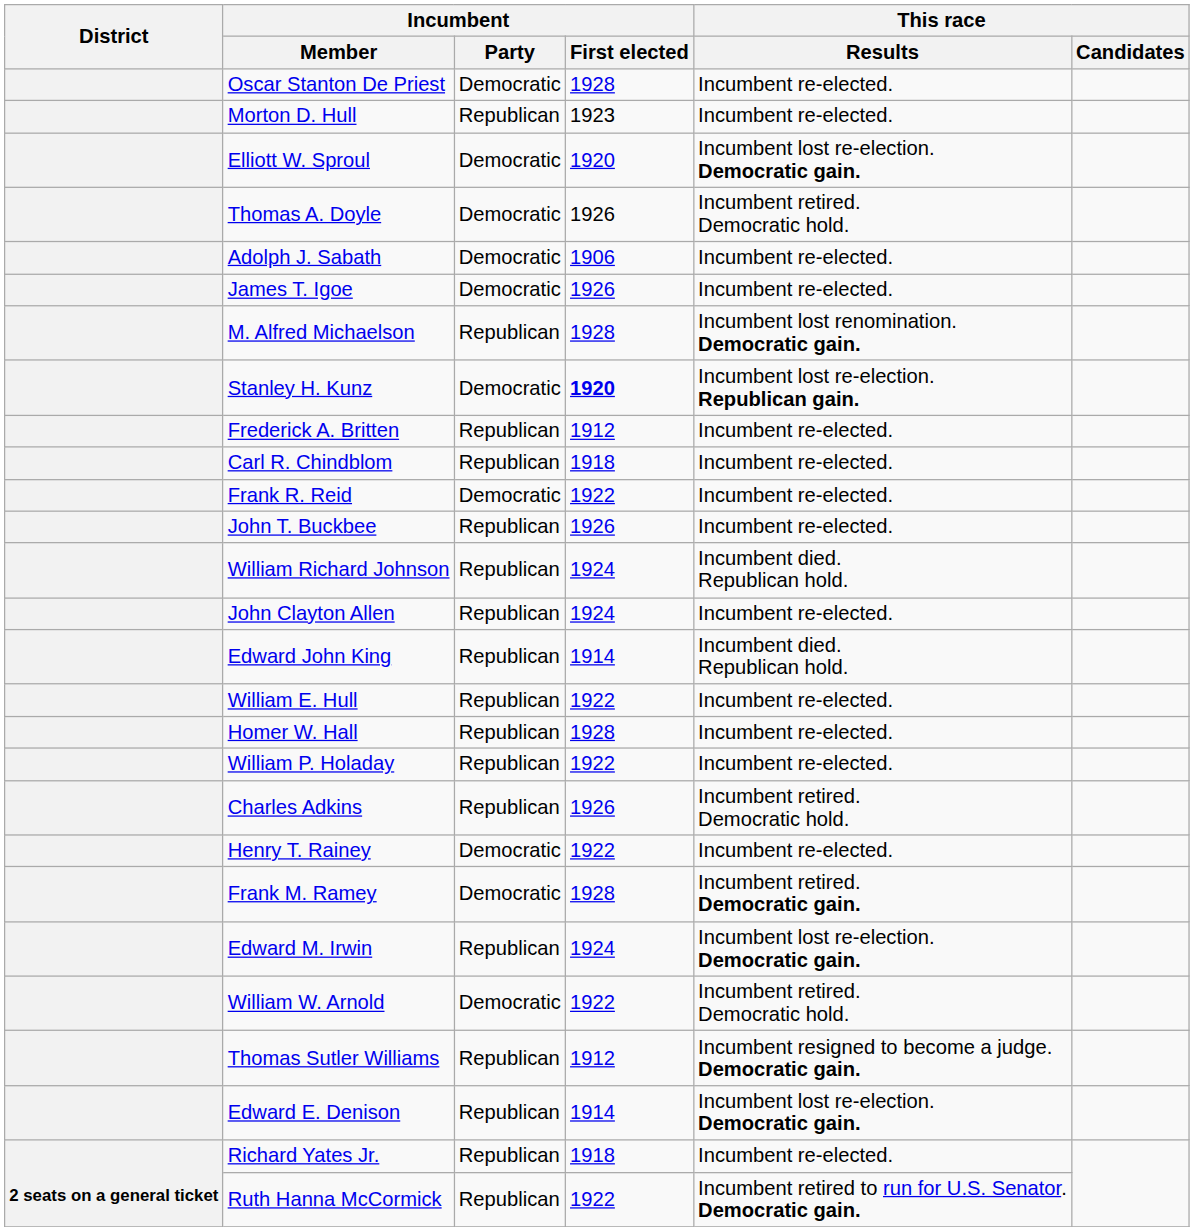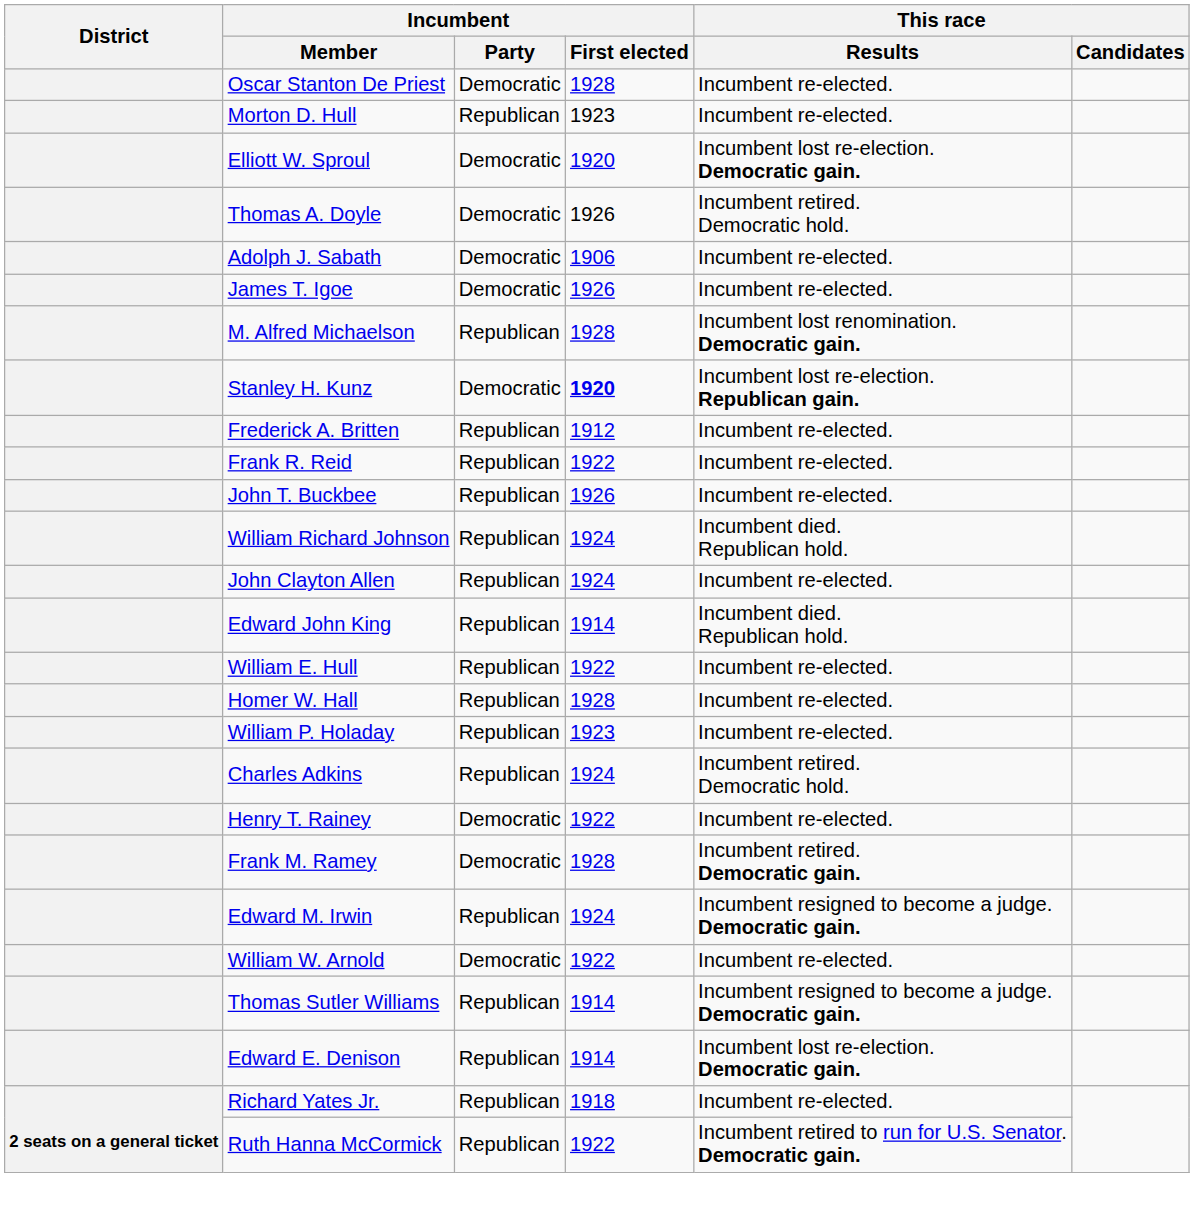- row: (310, 462)
(510, 494) Democratic -> (509, 462) Republican
(592, 764) 1922 -> (592, 732) 1923
(592, 807) 1926 -> (592, 775) 1924
(816, 948) Incumbent lost re-election. Democratic gain. -> (875, 916) Incumbent resigned to become a judge. Democratic gain.
(779, 1003) Incumbent retired. Democratic hold. -> (796, 959) Incumbent re-elected.
(592, 1057) 1912 -> (592, 1003) 1914
